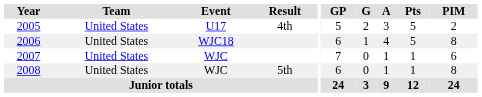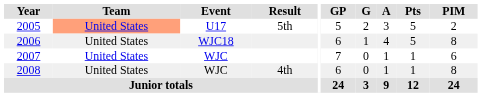(116, 26) no background -> (116, 26) lightsalmon background
(285, 26) 4th -> (285, 26) 5th
(285, 70) 5th -> (285, 70) 4th
